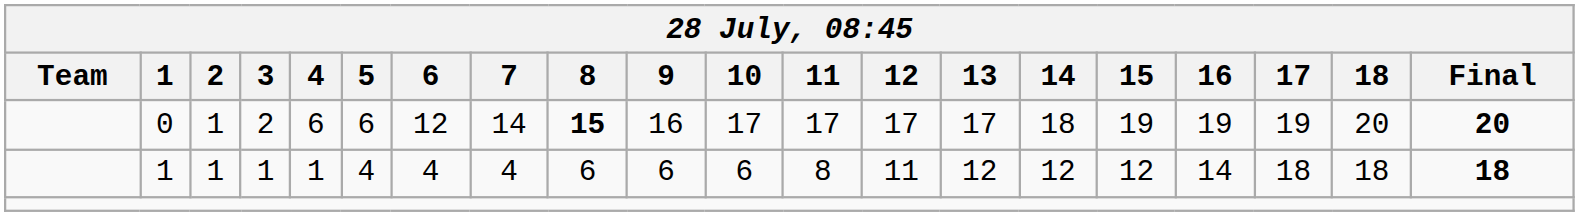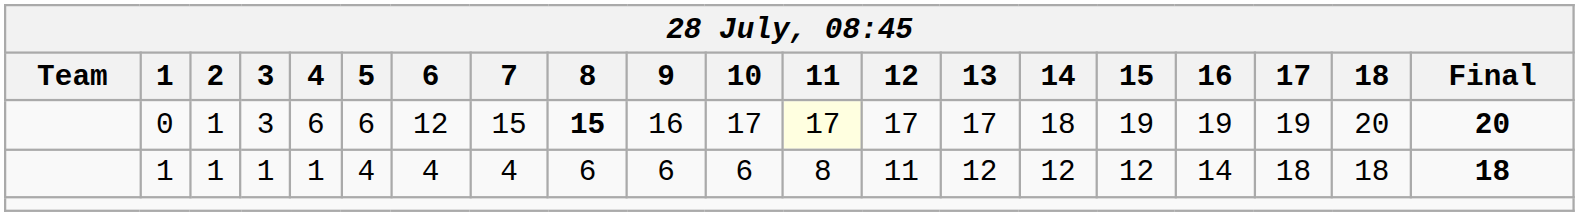(266, 125) 2 -> (266, 125) 3
(509, 125) 14 -> (509, 125) 15
(823, 125) no background -> (823, 125) lightyellow background
